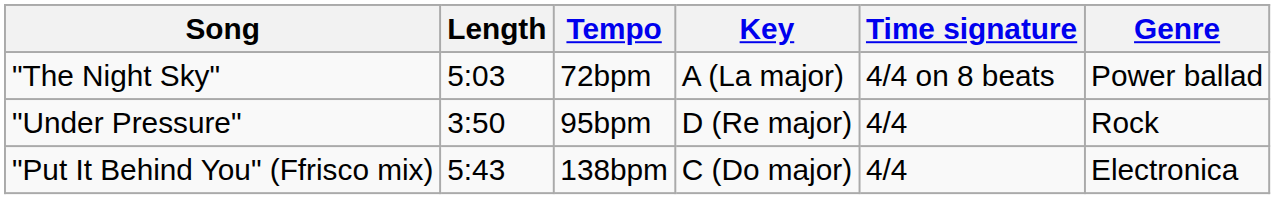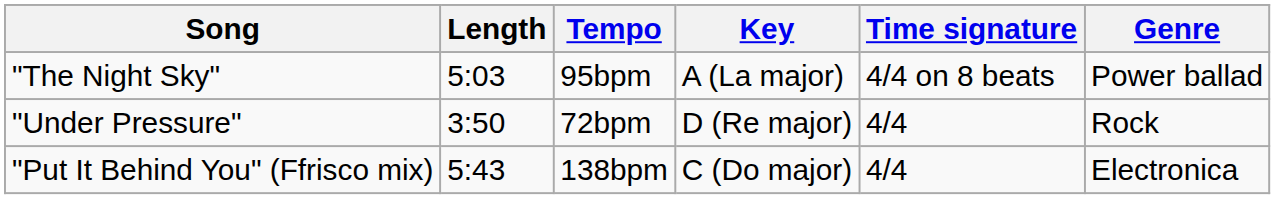(606, 76) 72bpm -> (606, 76) 95bpm
(606, 123) 95bpm -> (606, 123) 72bpm
